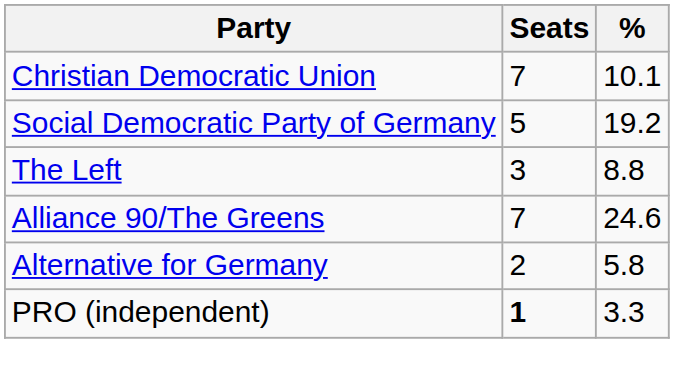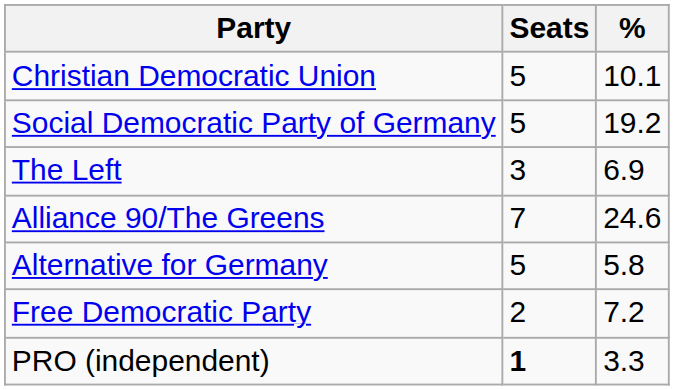(518, 75) 7 -> (518, 75) 5
(624, 170) 8.8 -> (624, 170) 6.9
(518, 265) 2 -> (518, 265) 5
+ row: (161, 312)
